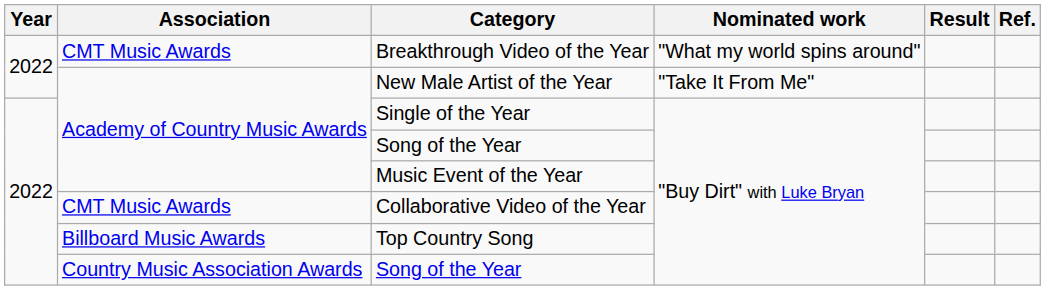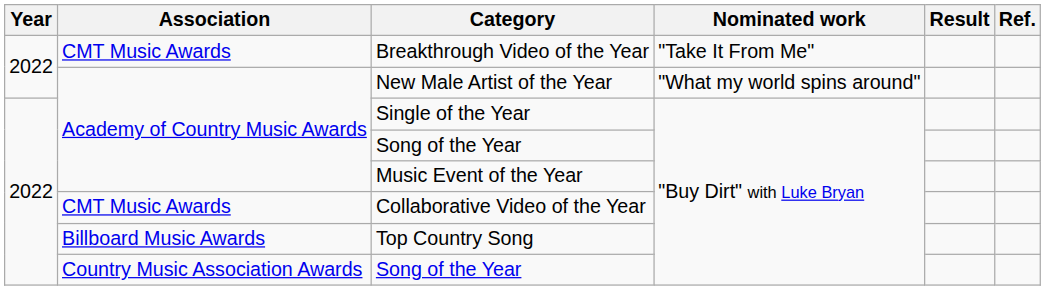(789, 51) "What my world spins around" -> (736, 51) "Take It From Me"
(736, 82) "Take It From Me" -> (789, 82) "What my world spins around"
